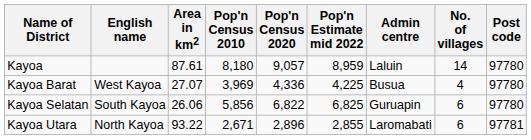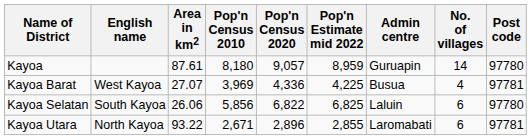(386, 65) Laluin -> (395, 65) Guruapin
(506, 85) 97780 -> (506, 85) 97781
(395, 105) Guruapin -> (386, 105) Laluin
